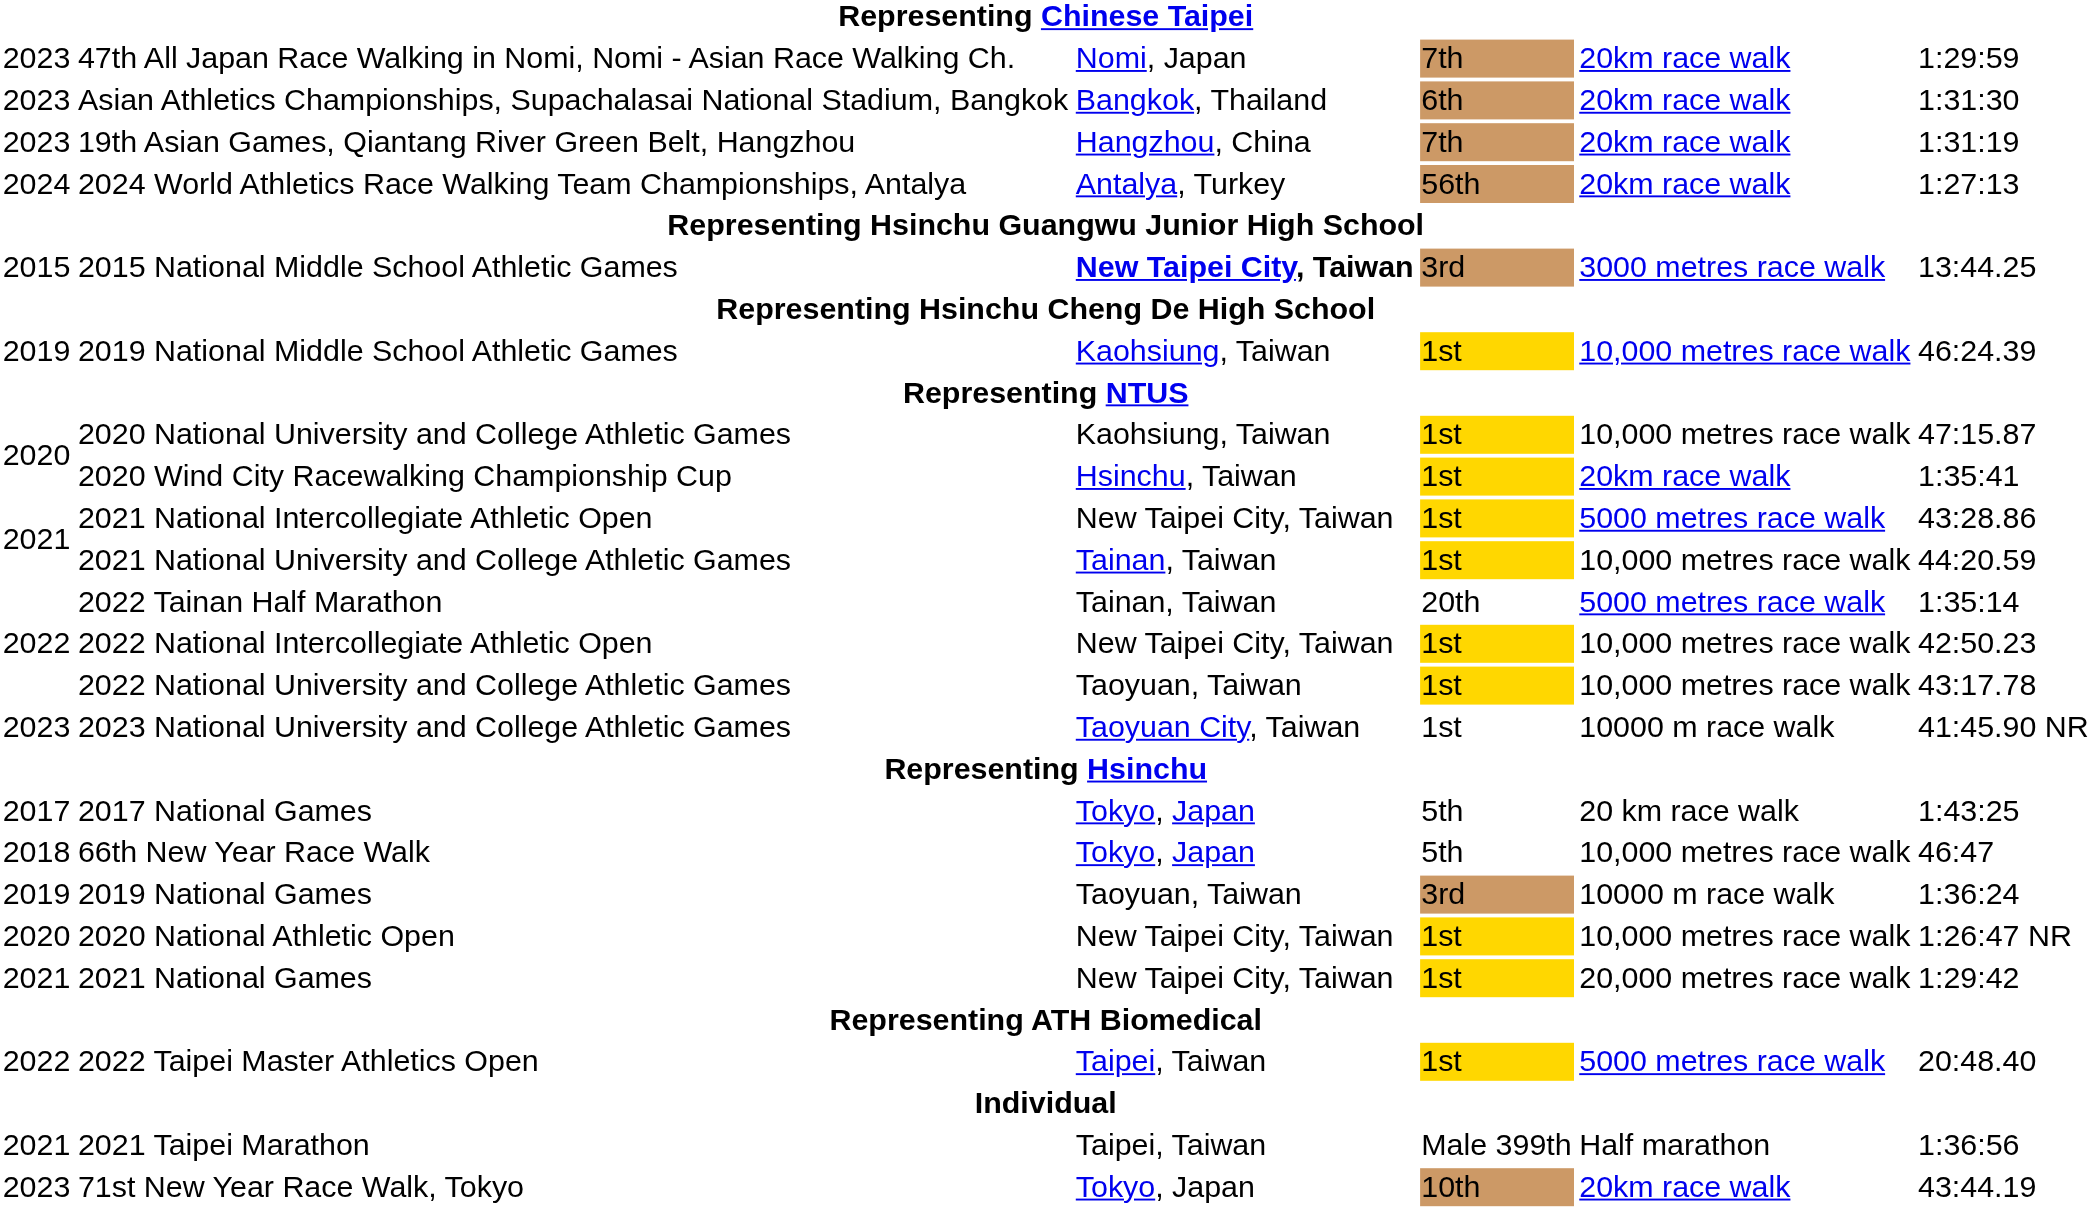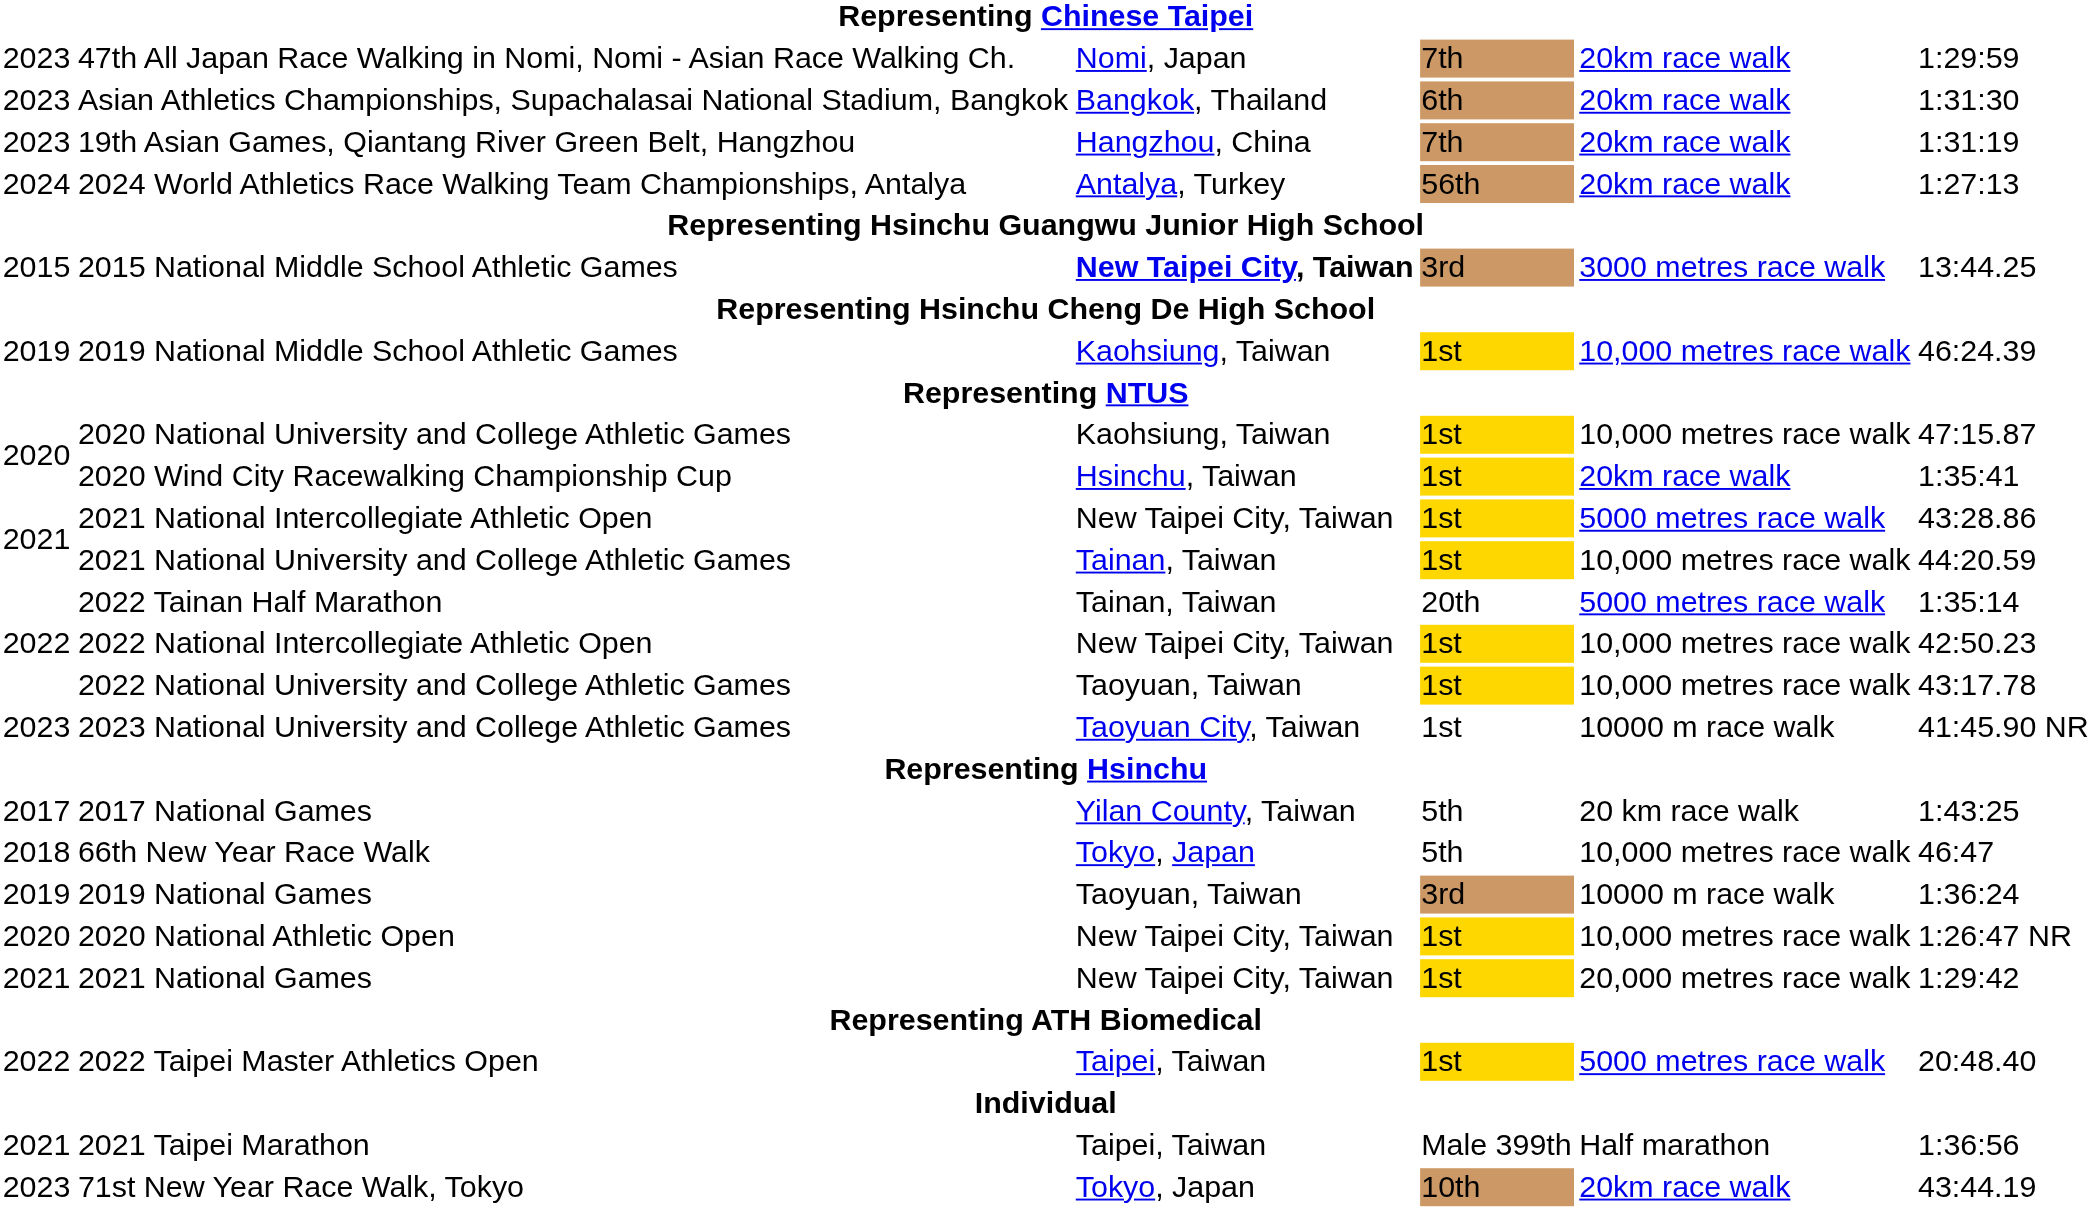(1165, 810) Tokyo, Japan -> (1216, 810) Yilan County, Taiwan
